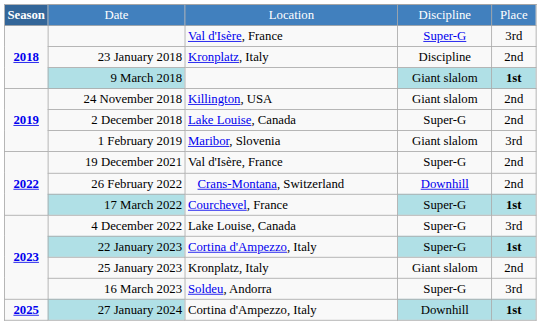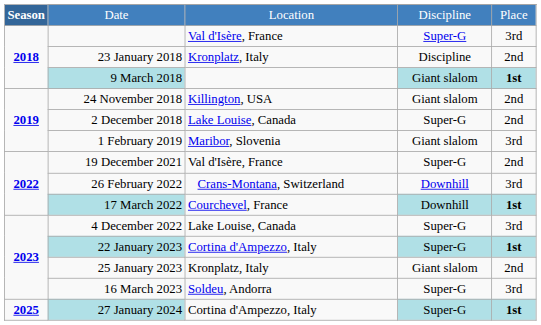(514, 183) 2nd -> (514, 183) 3rd
(445, 204) Super-G -> (445, 204) Downhill
(445, 309) Downhill -> (445, 309) Super-G
